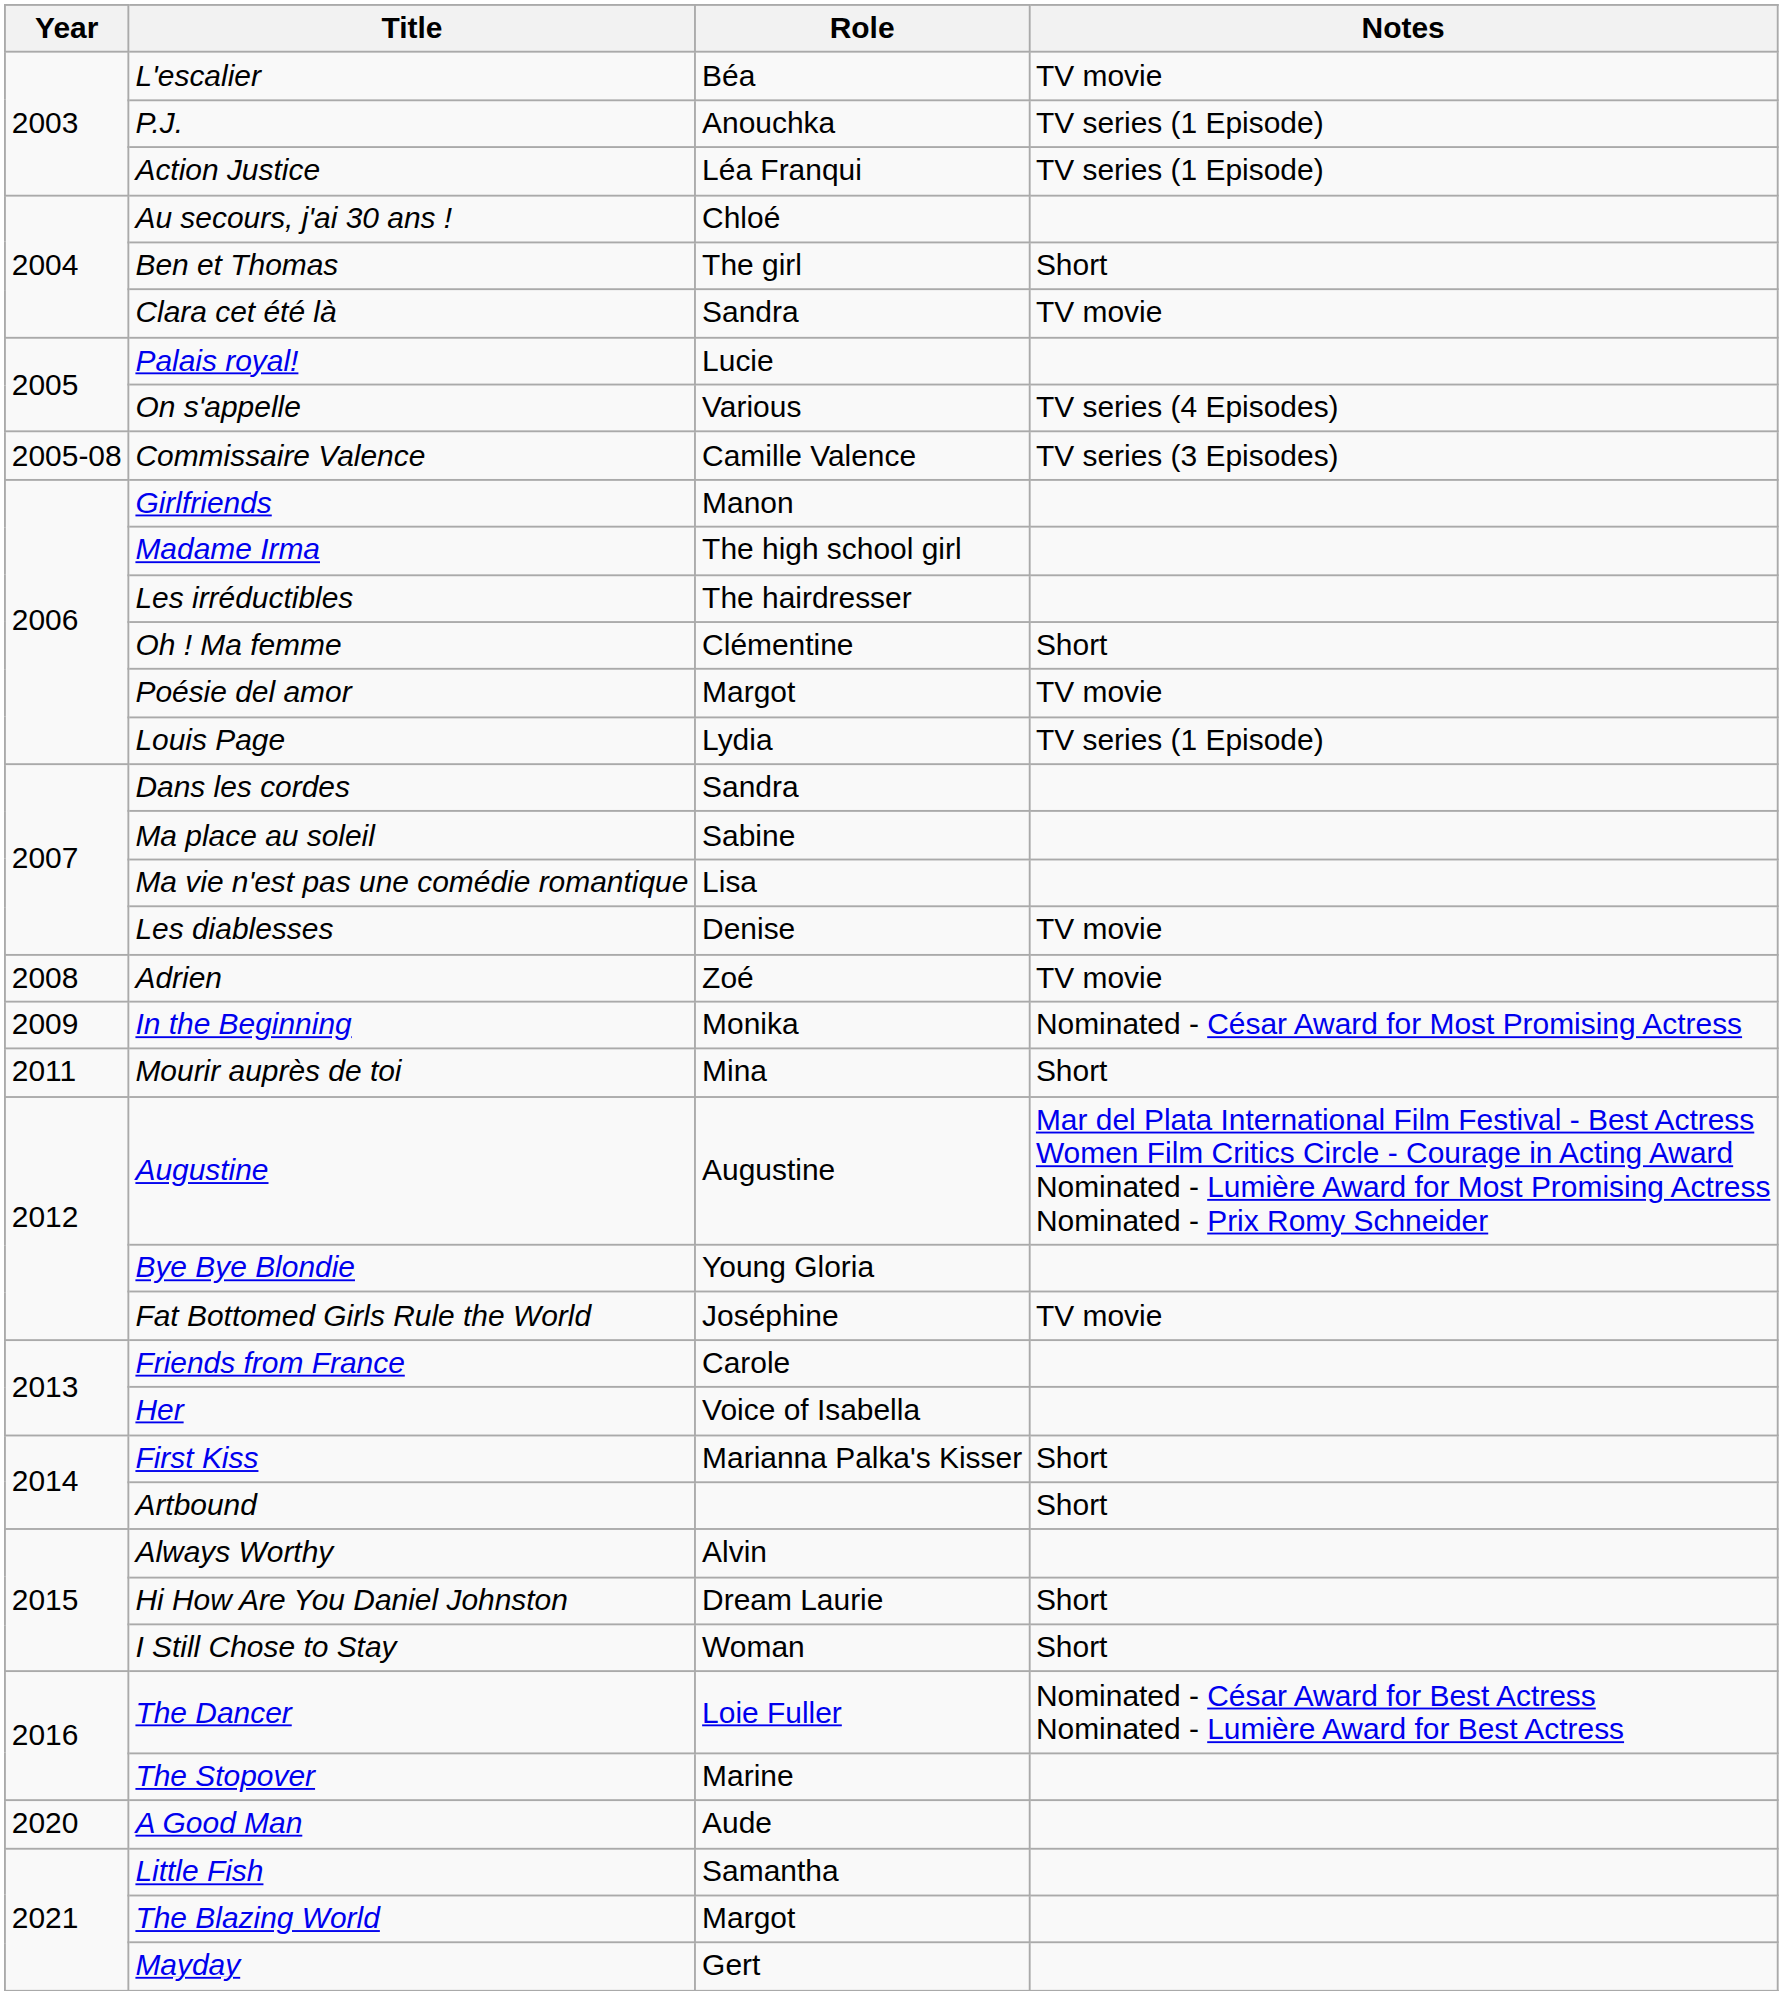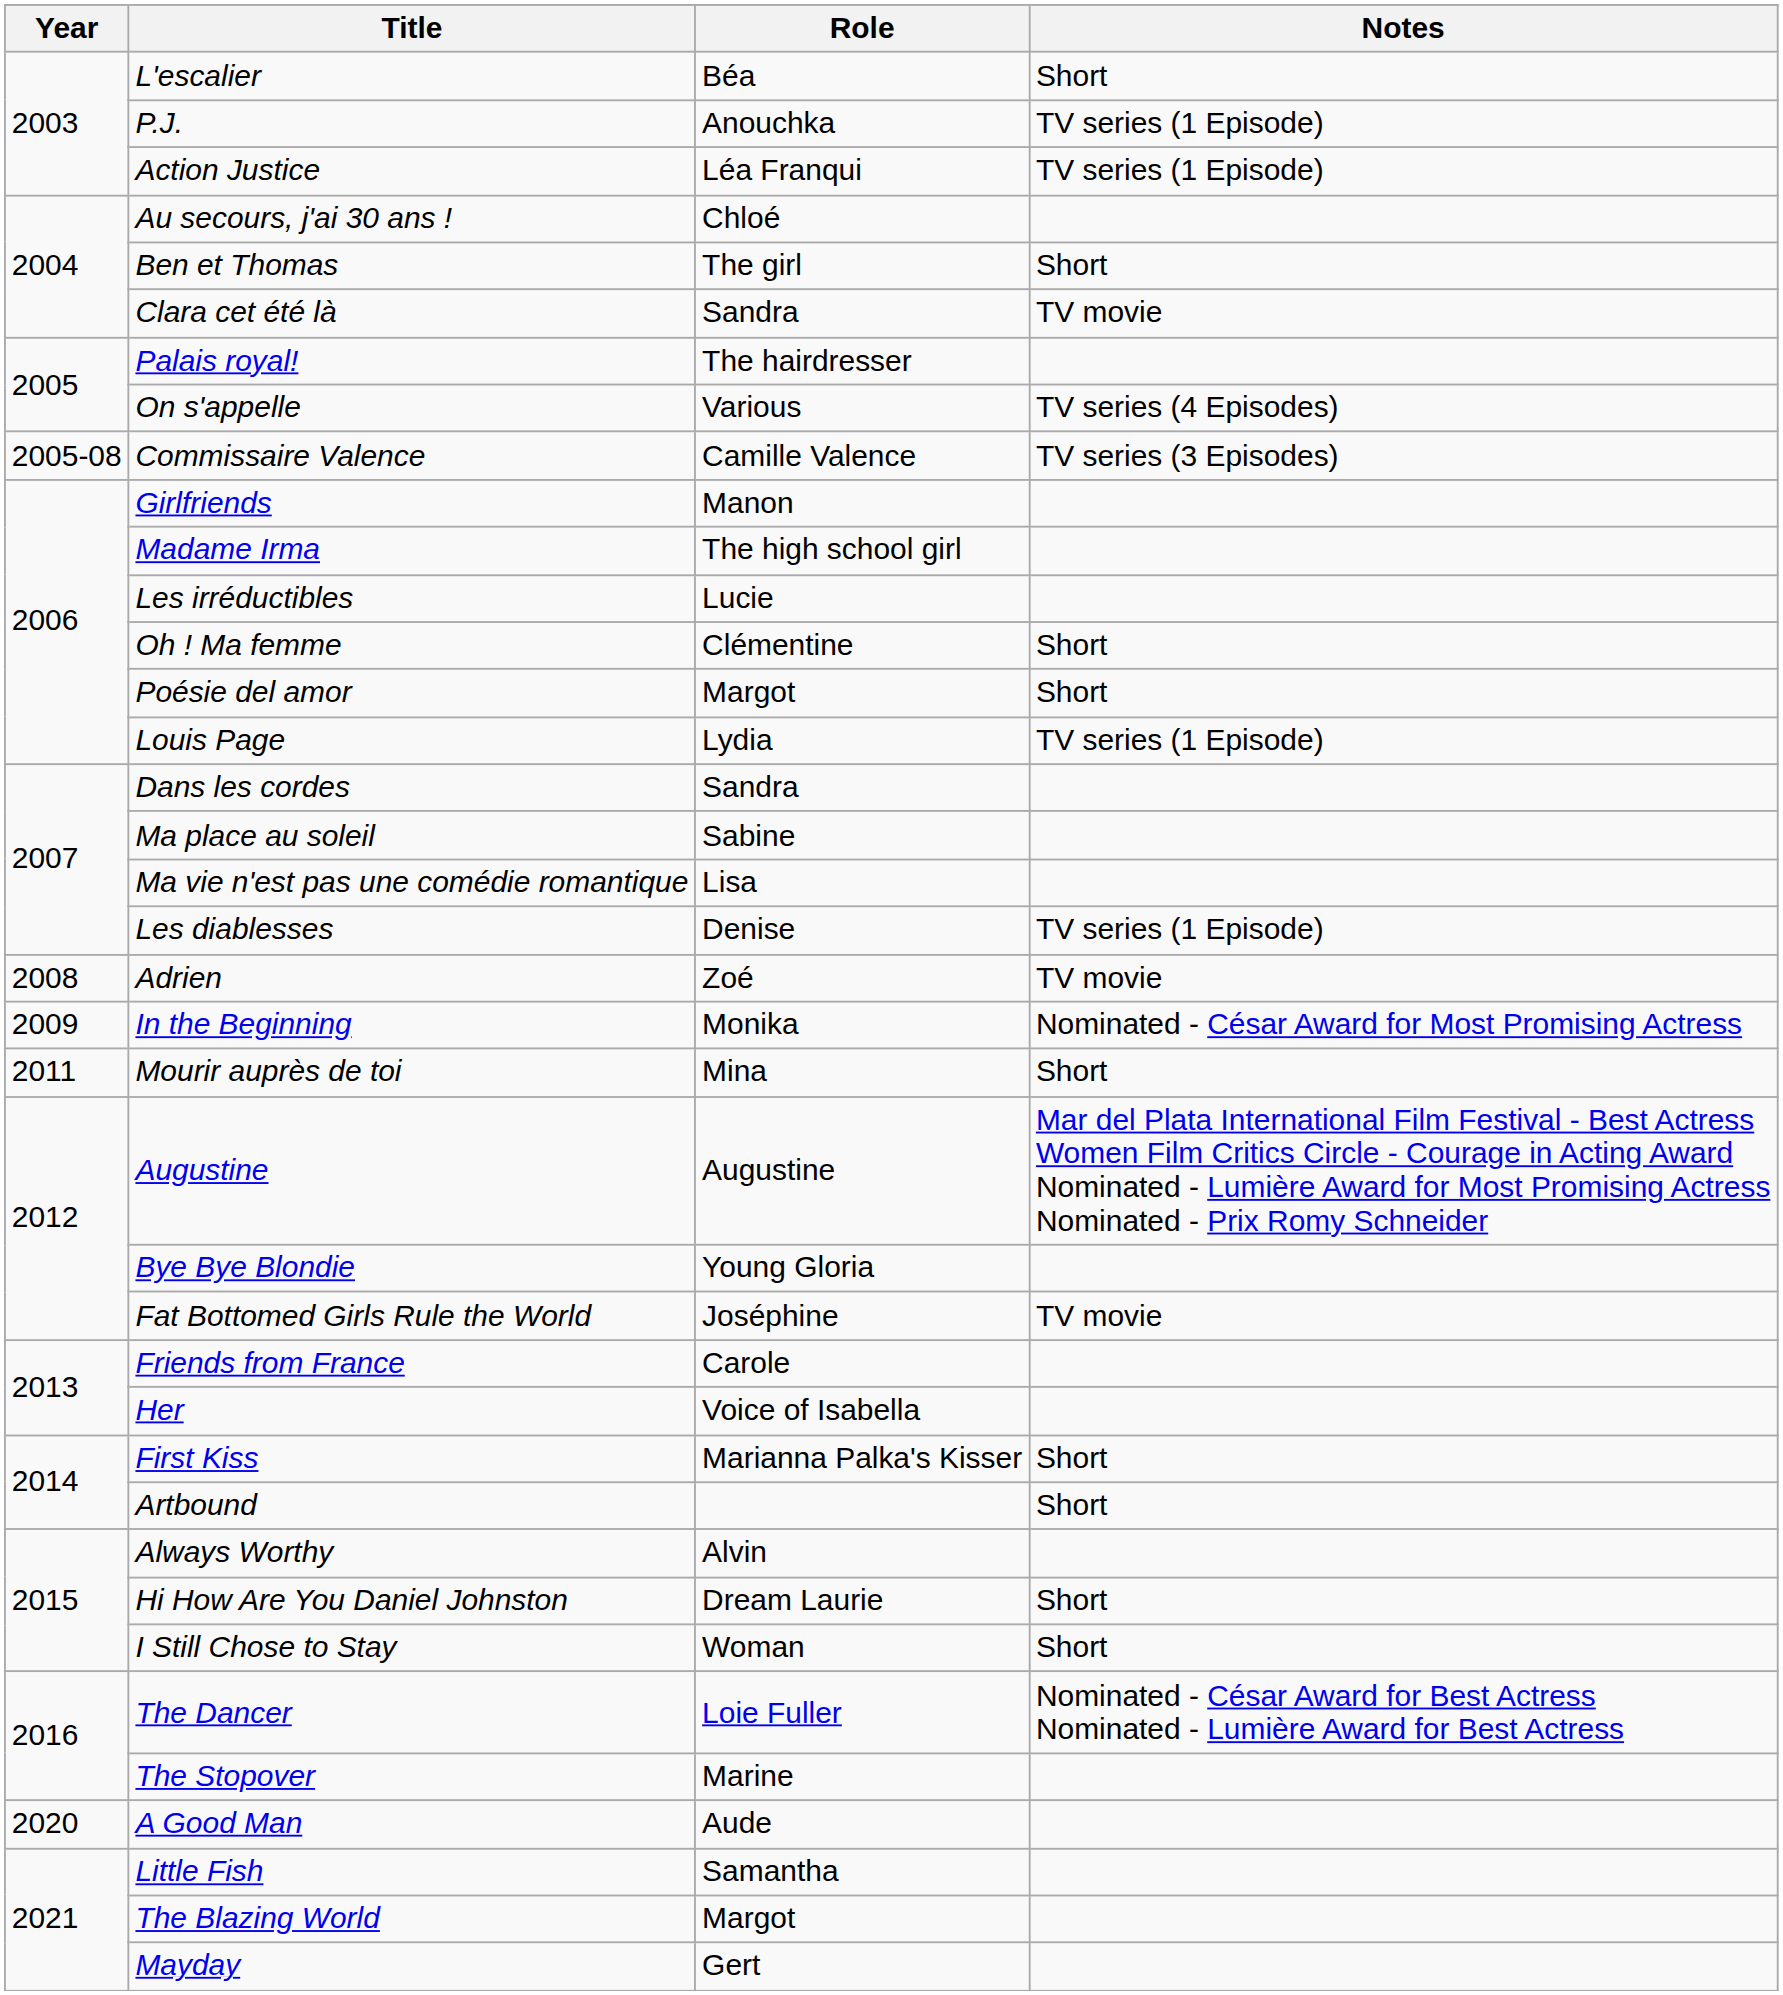(1099, 75) TV movie -> (1072, 75) Short
(738, 360) Lucie -> (807, 360) The hairdresser
(807, 597) The hairdresser -> (738, 597) Lucie
(1099, 692) TV movie -> (1072, 692) Short
(1099, 929) TV movie -> (1180, 929) TV series (1 Episode)
